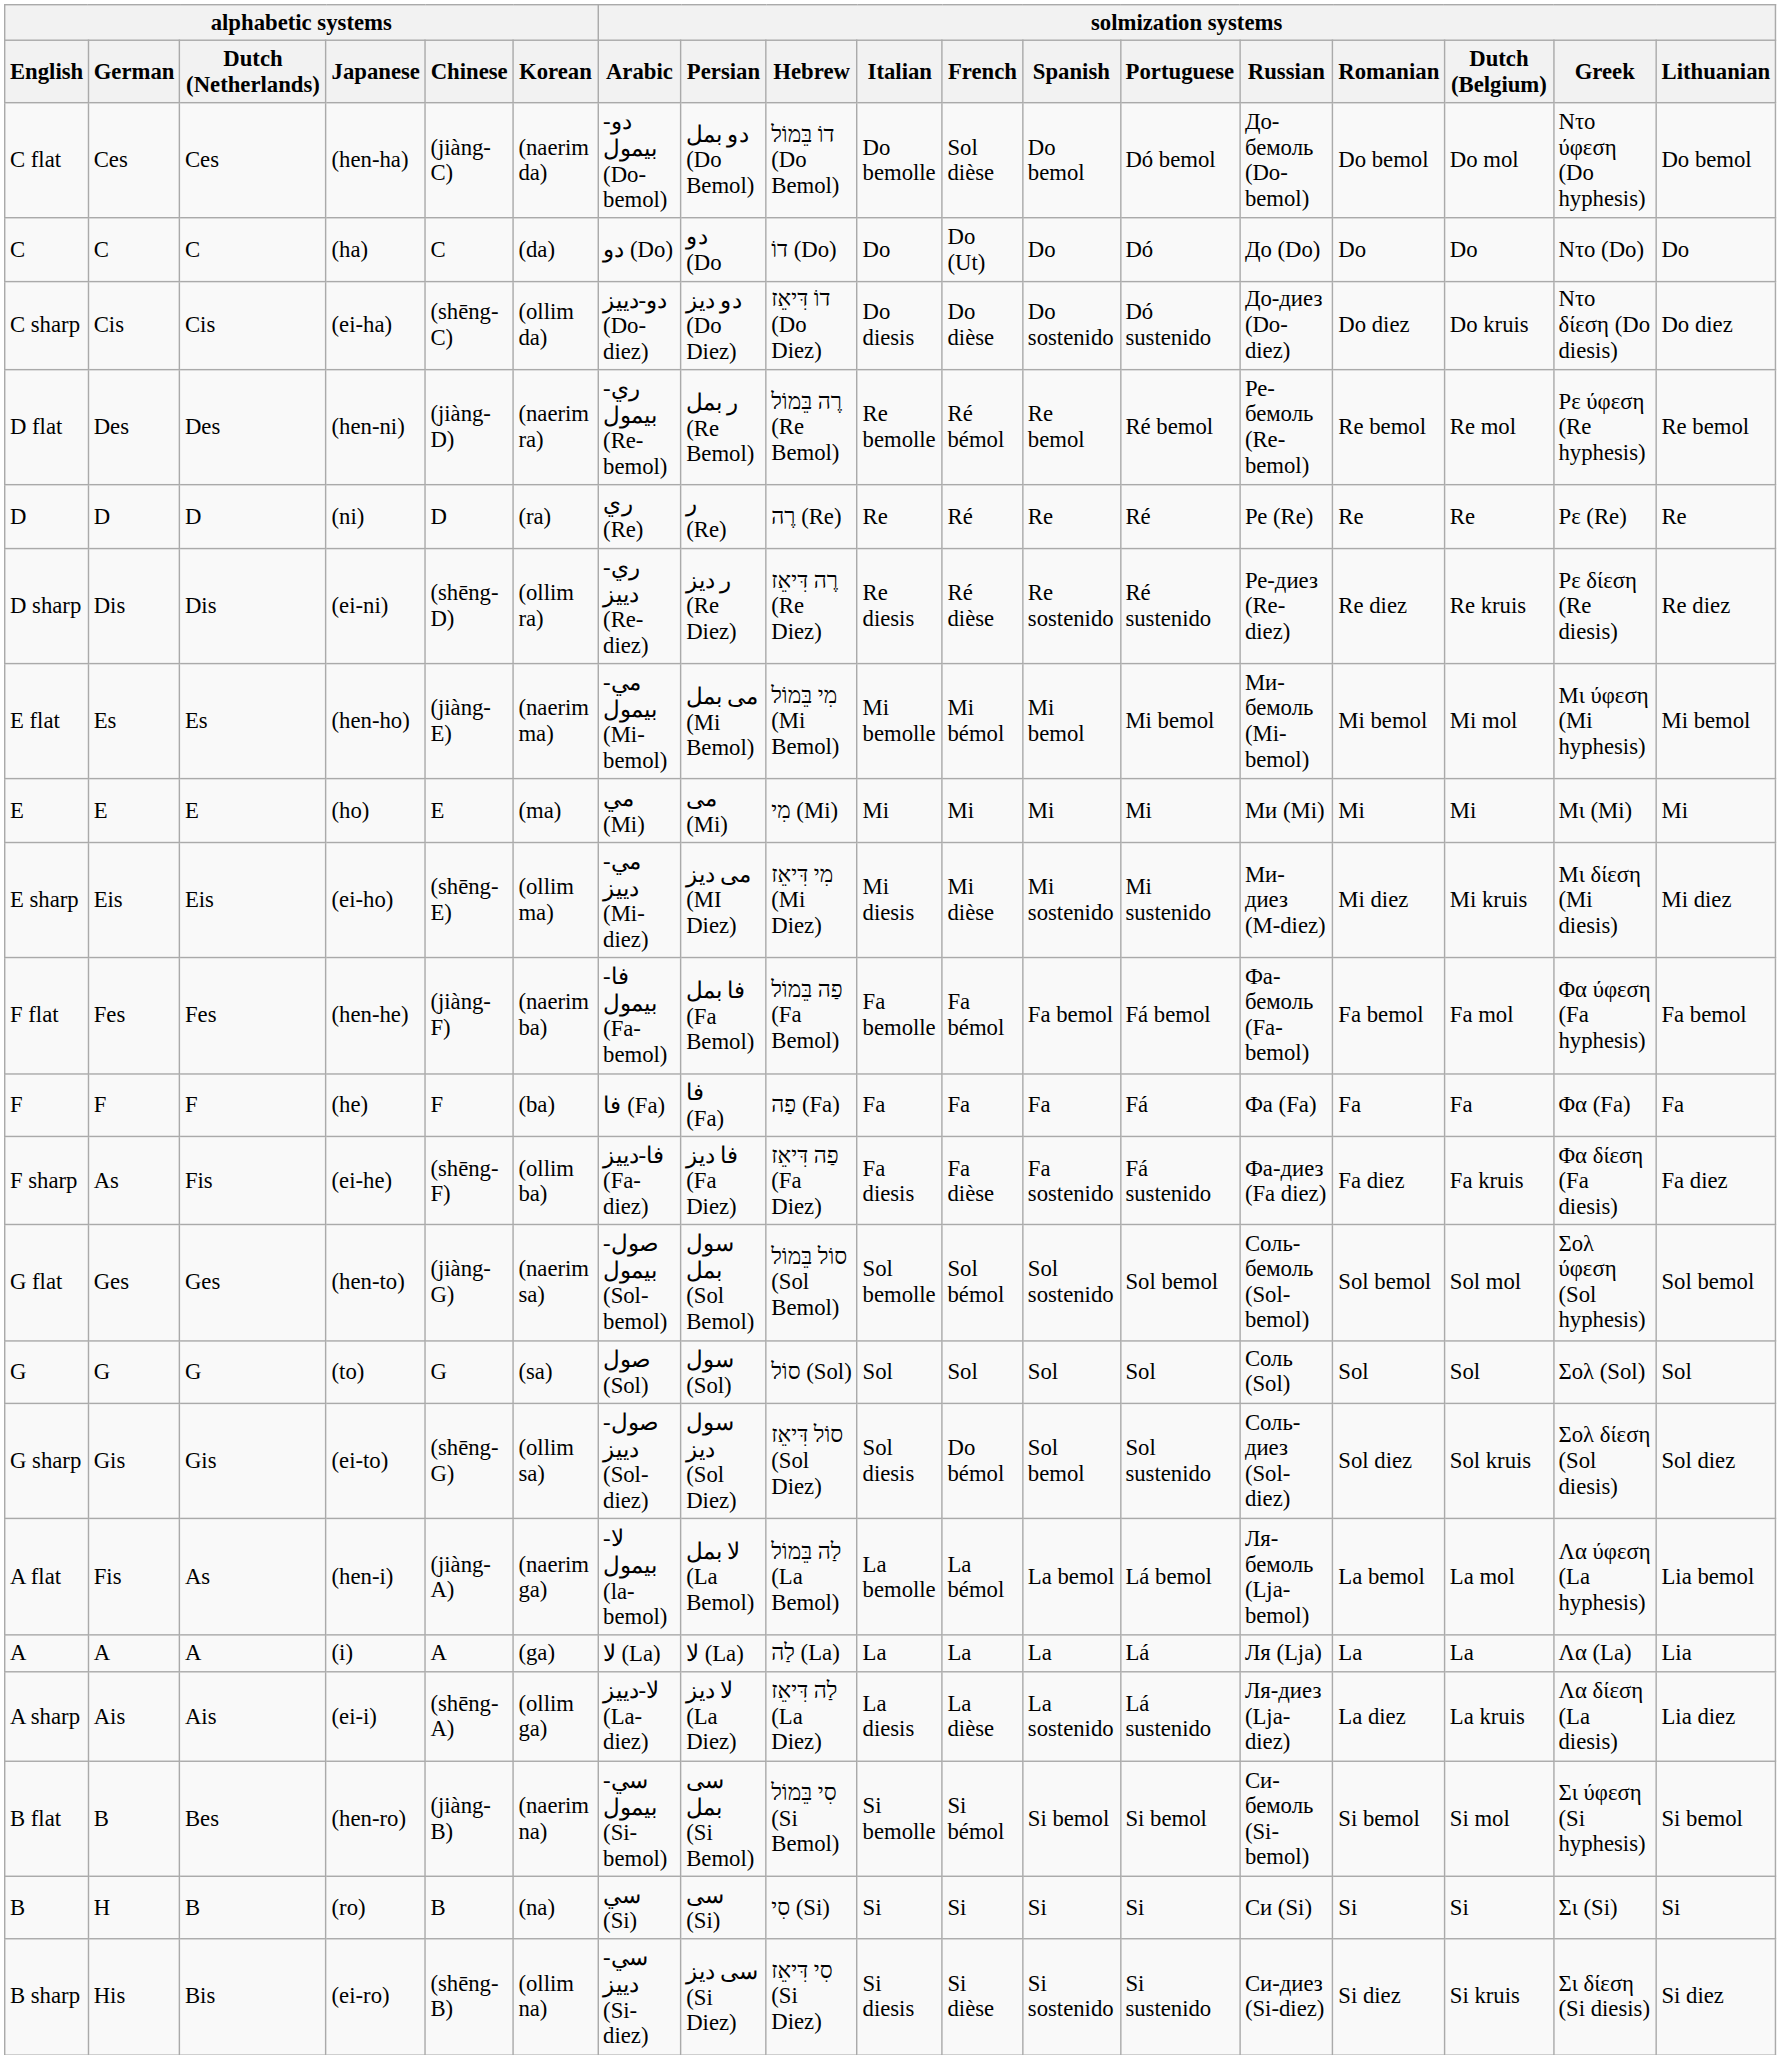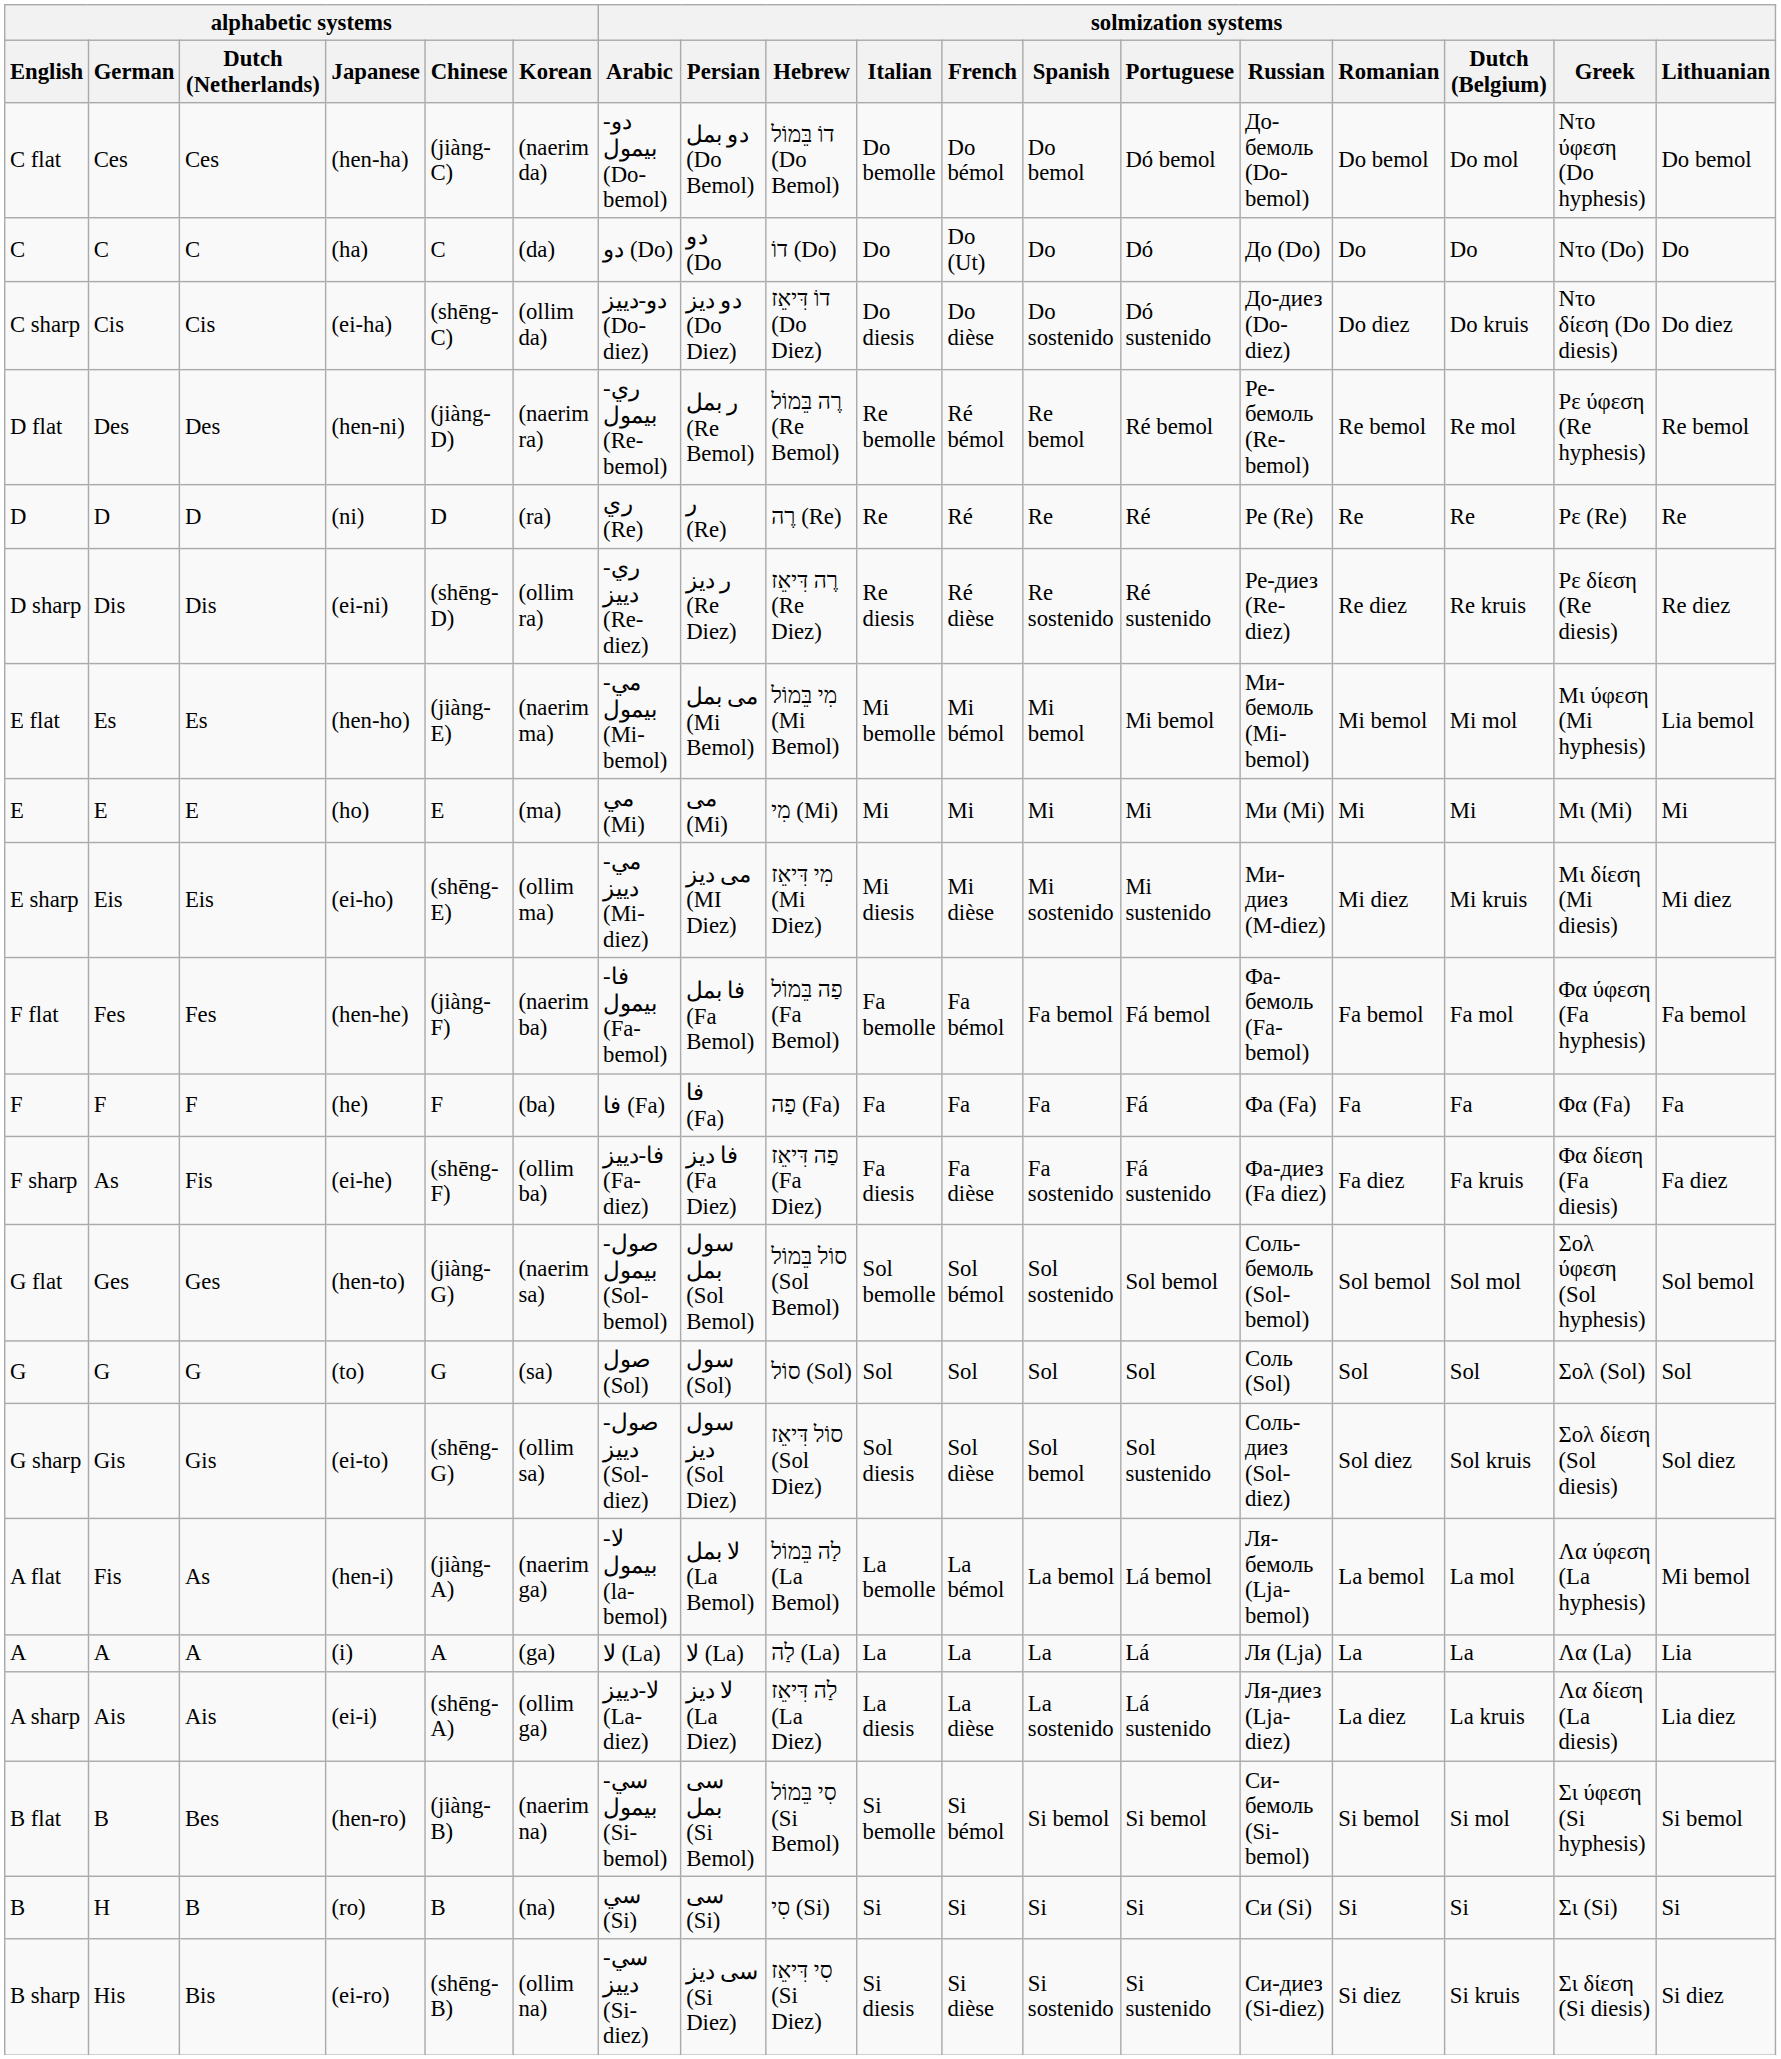(971, 159) Sol dièse -> (976, 159) Do bémol
(1706, 721) Mi bemol -> (1708, 721) Lia bemol
(976, 1460) Do bémol -> (971, 1460) Sol dièse
(1708, 1576) Lia bemol -> (1706, 1576) Mi bemol
